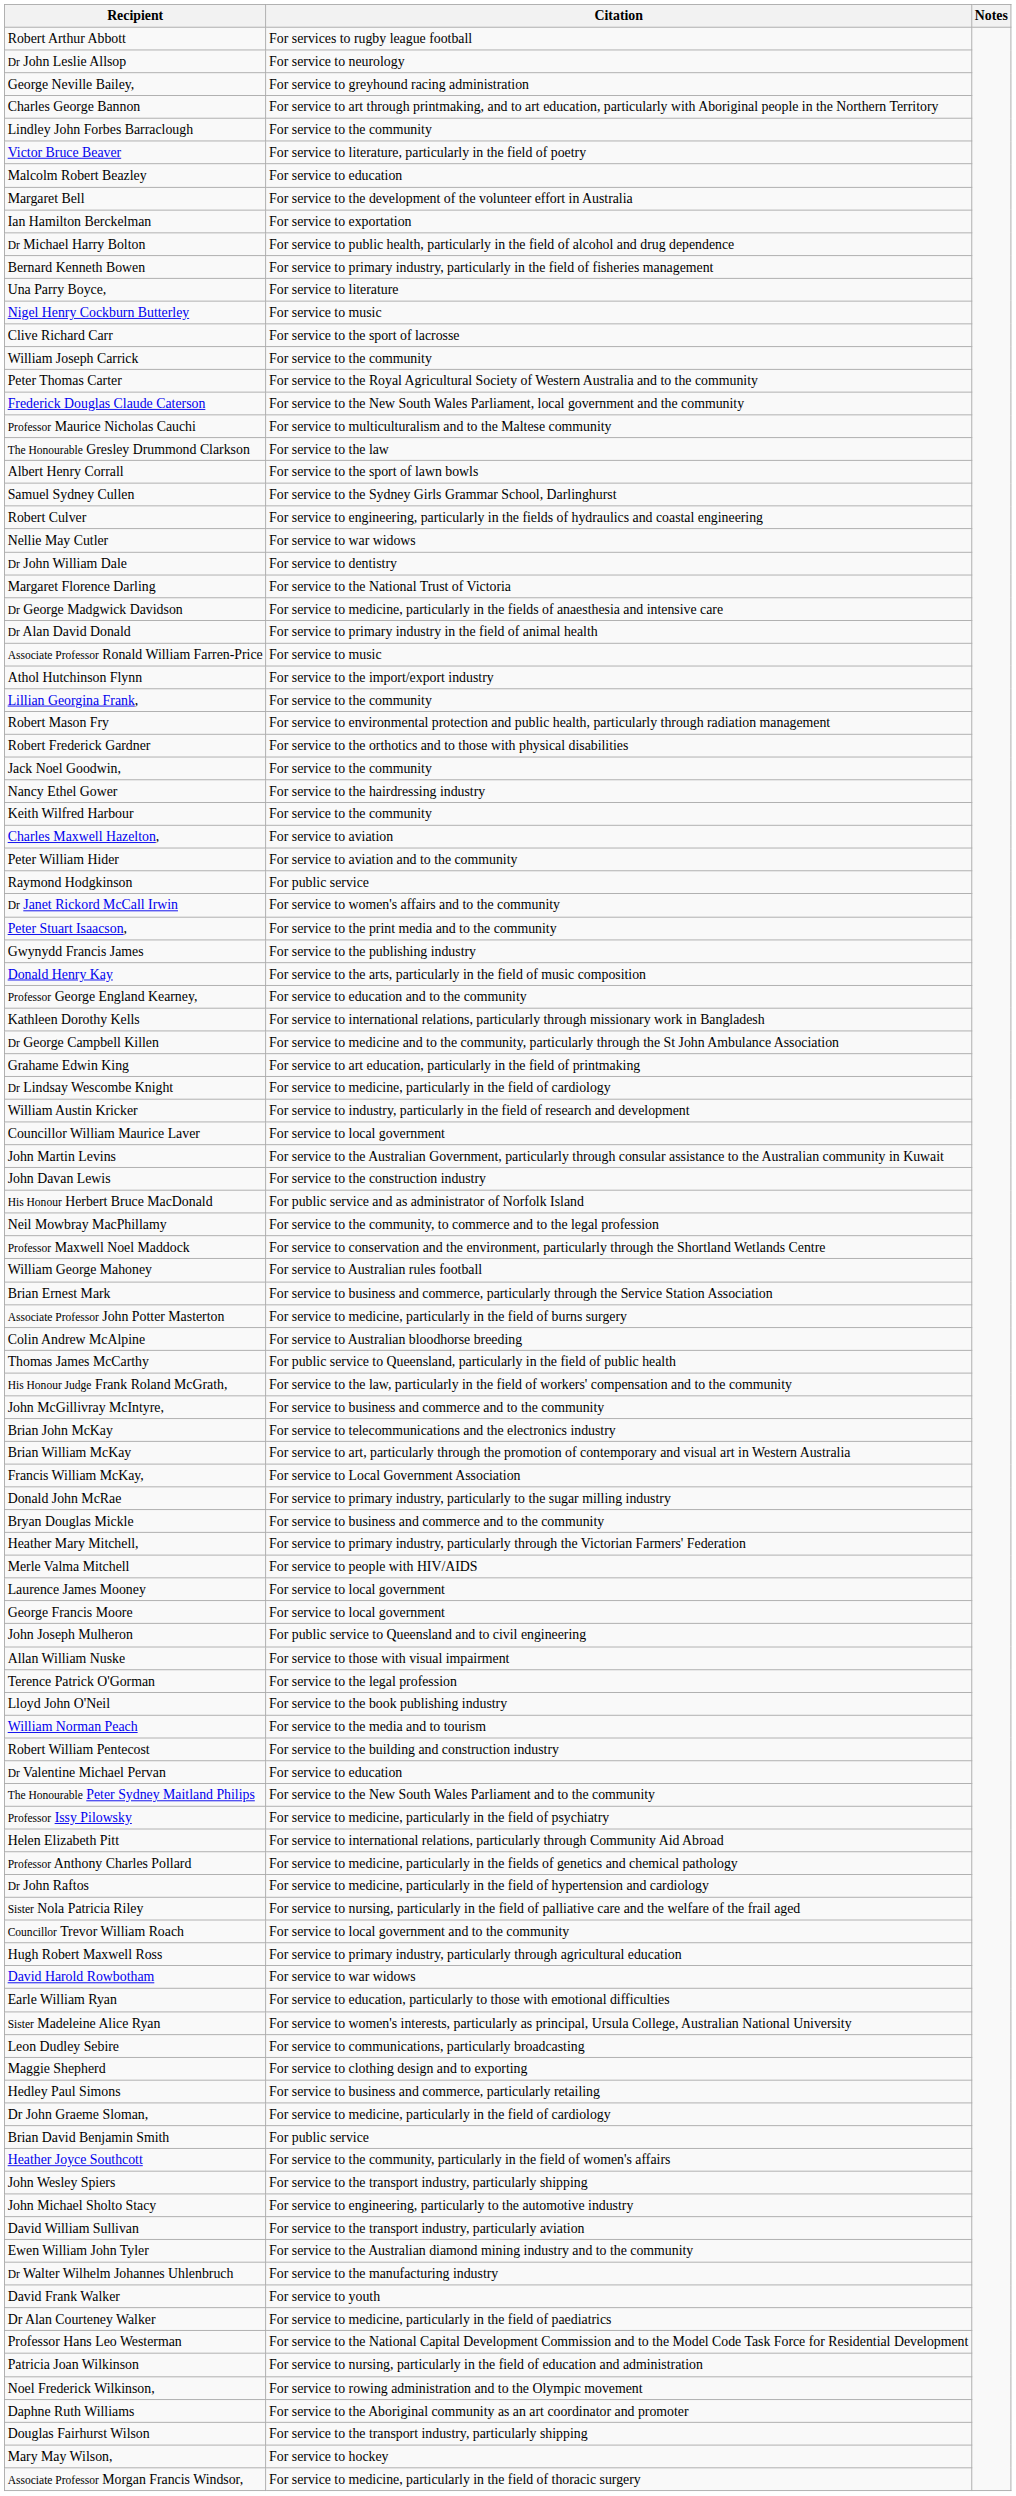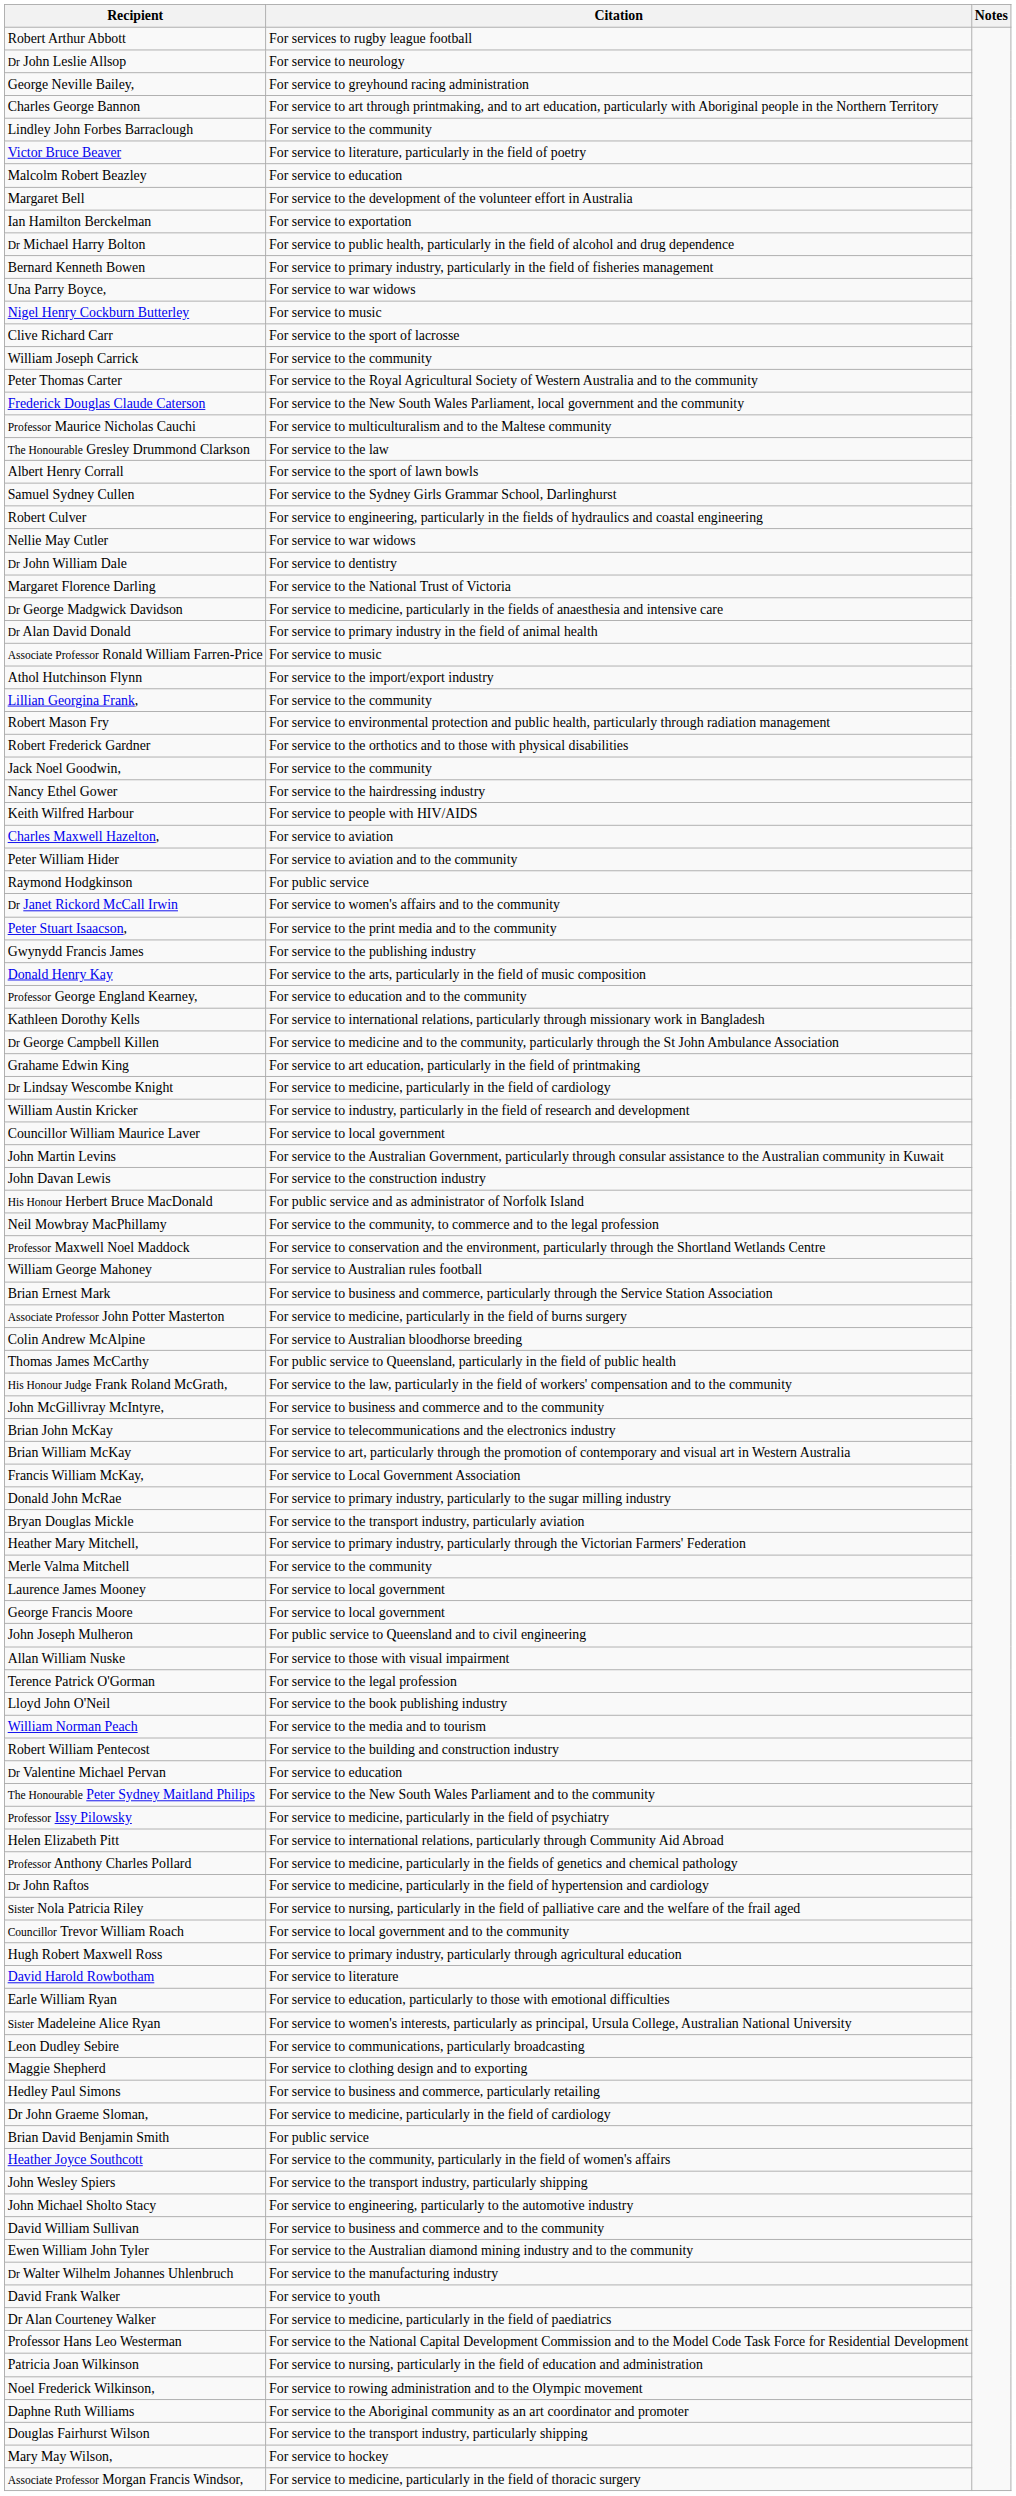(334, 289) For service to literature -> (342, 289) For service to war widows
(350, 814) For service to the community -> (373, 814) For service to people with HIV/AIDS
(437, 1521) For service to business and commerce and to the community -> (427, 1521) For service to the transport industry, particularly aviation
(373, 1566) For service to people with HIV/AIDS -> (350, 1566) For service to the community
(342, 1977) For service to war widows -> (334, 1977) For service to literature
(427, 2228) For service to the transport industry, particularly aviation -> (437, 2228) For service to business and commerce and to the community
